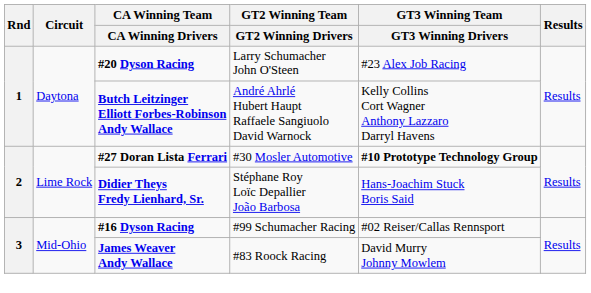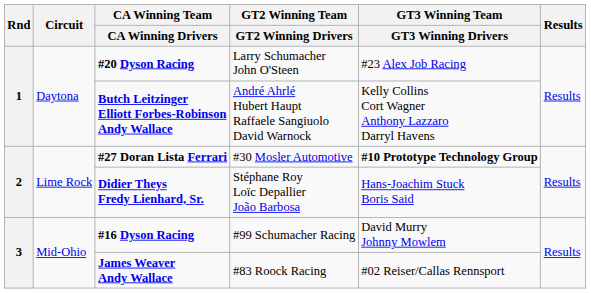(433, 227) #02 Reiser/Callas Rennsport -> (403, 235) David Murry Johnny Mowlem
(403, 255) David Murry Johnny Mowlem -> (433, 270) #02 Reiser/Callas Rennsport
